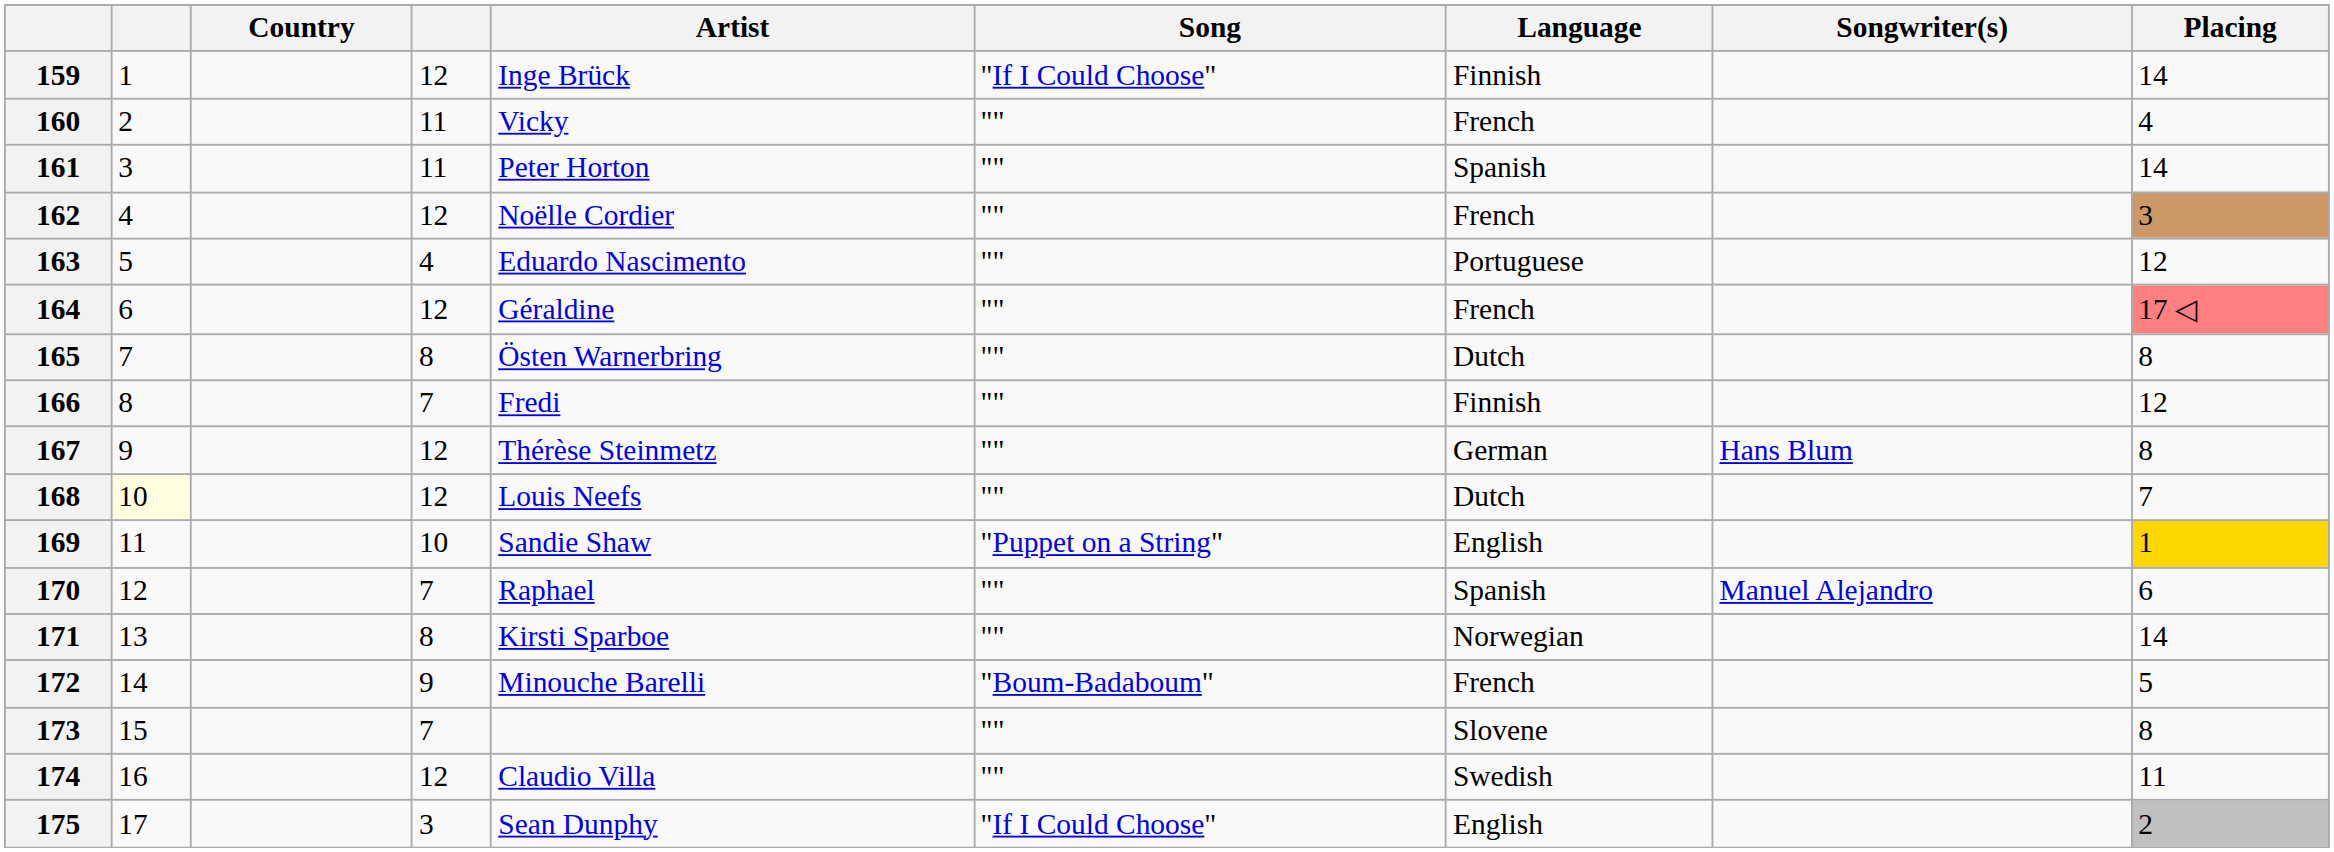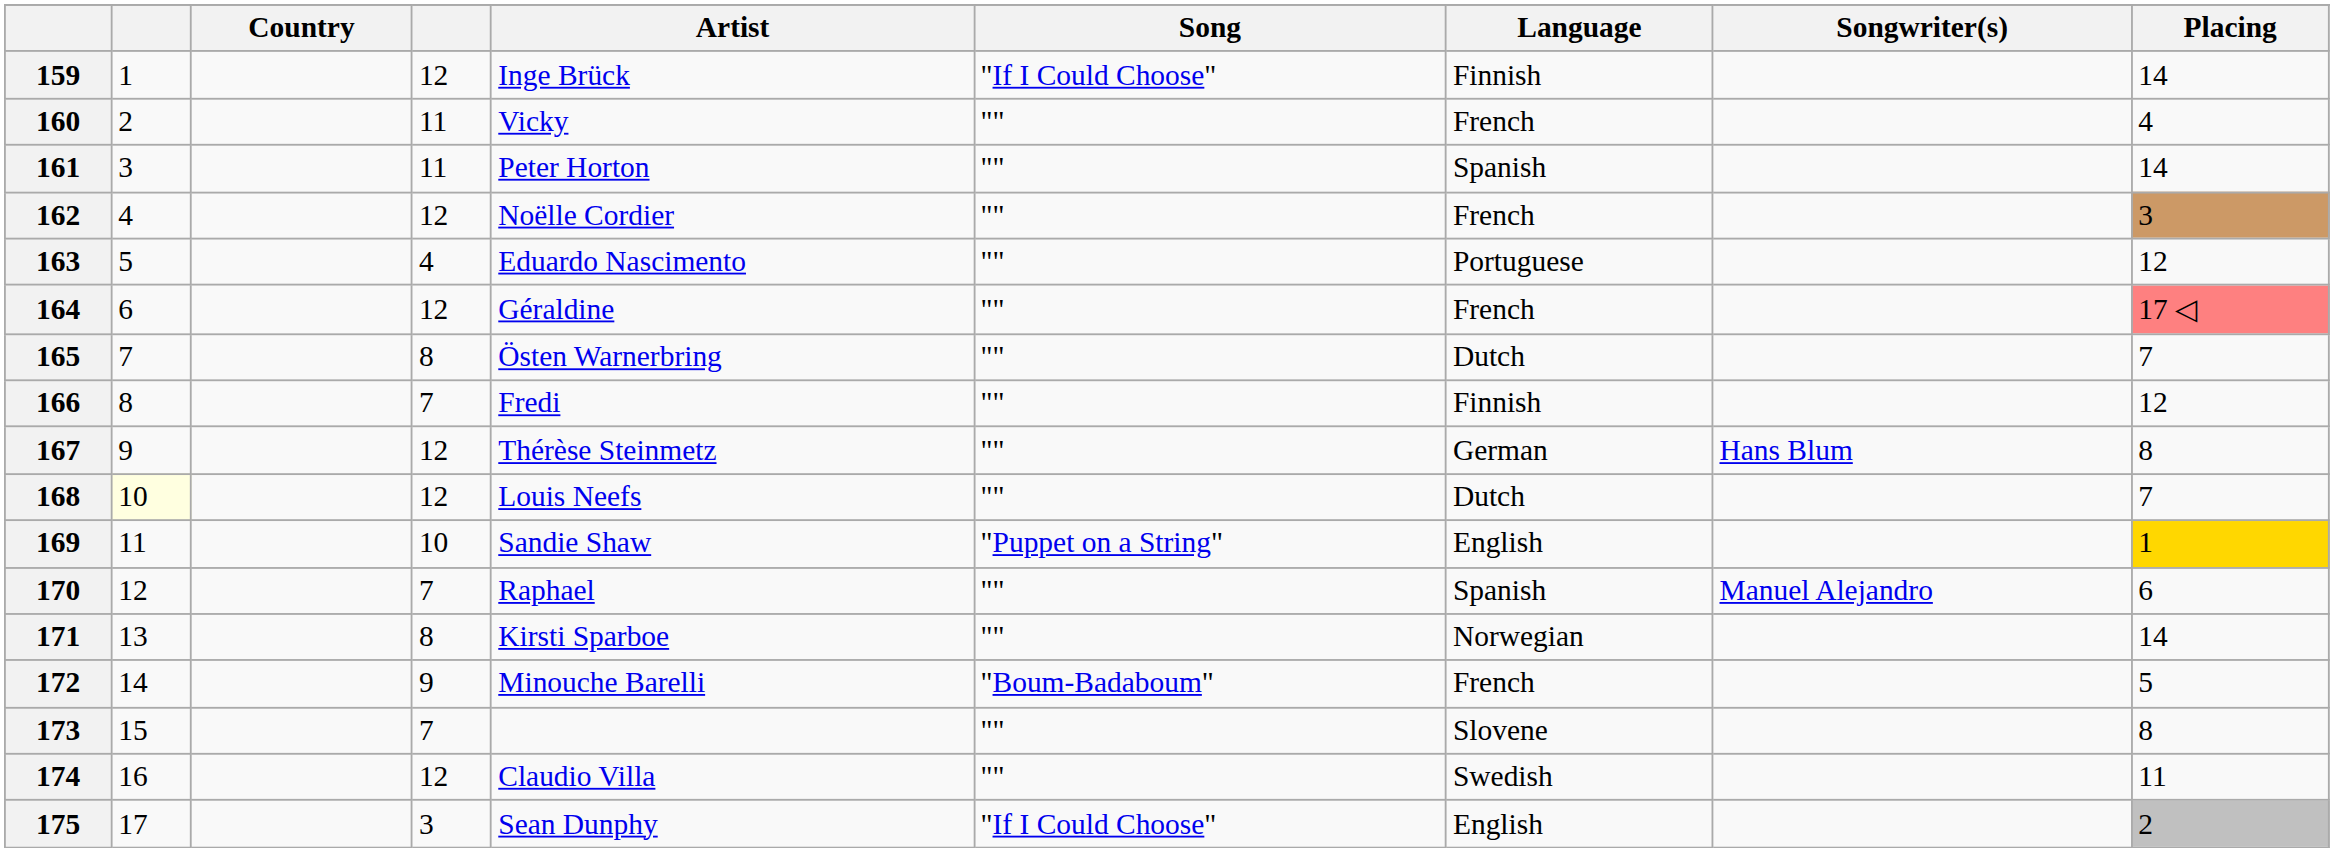(2146, 356) 8 -> (2146, 356) 7
